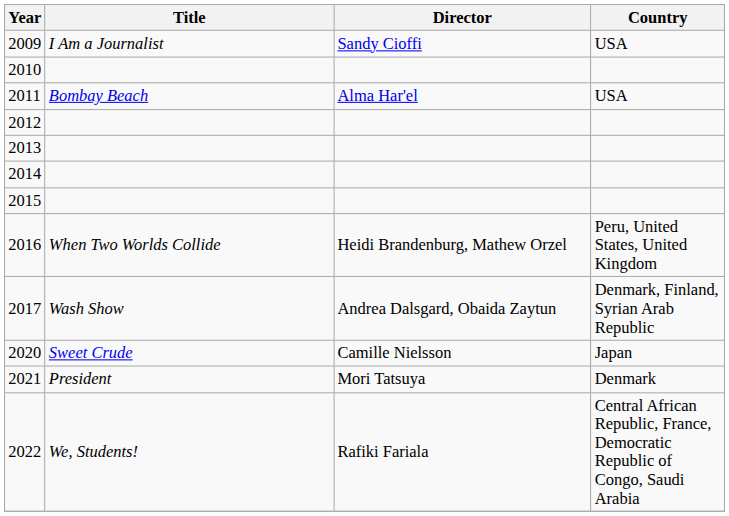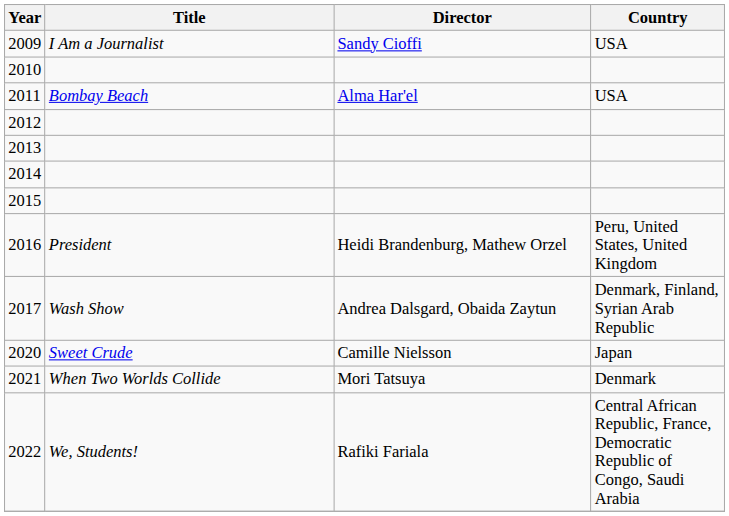(135, 245) When Two Worlds Collide -> (80, 245) President
(80, 379) President -> (135, 379) When Two Worlds Collide
